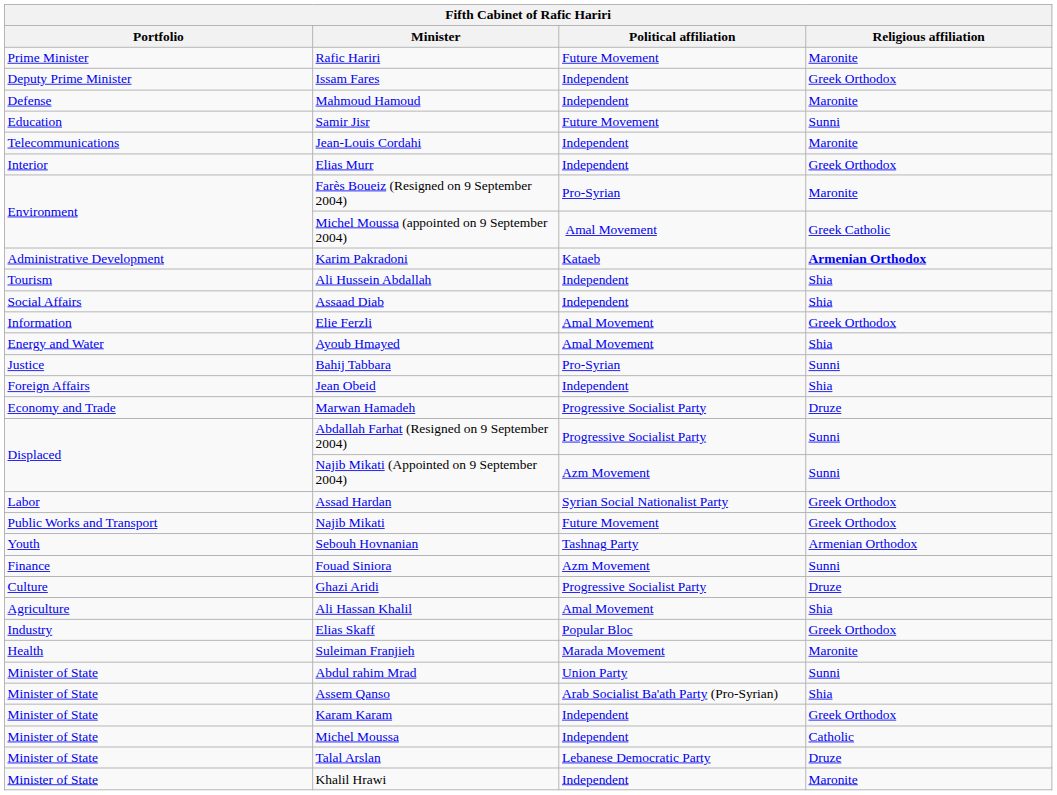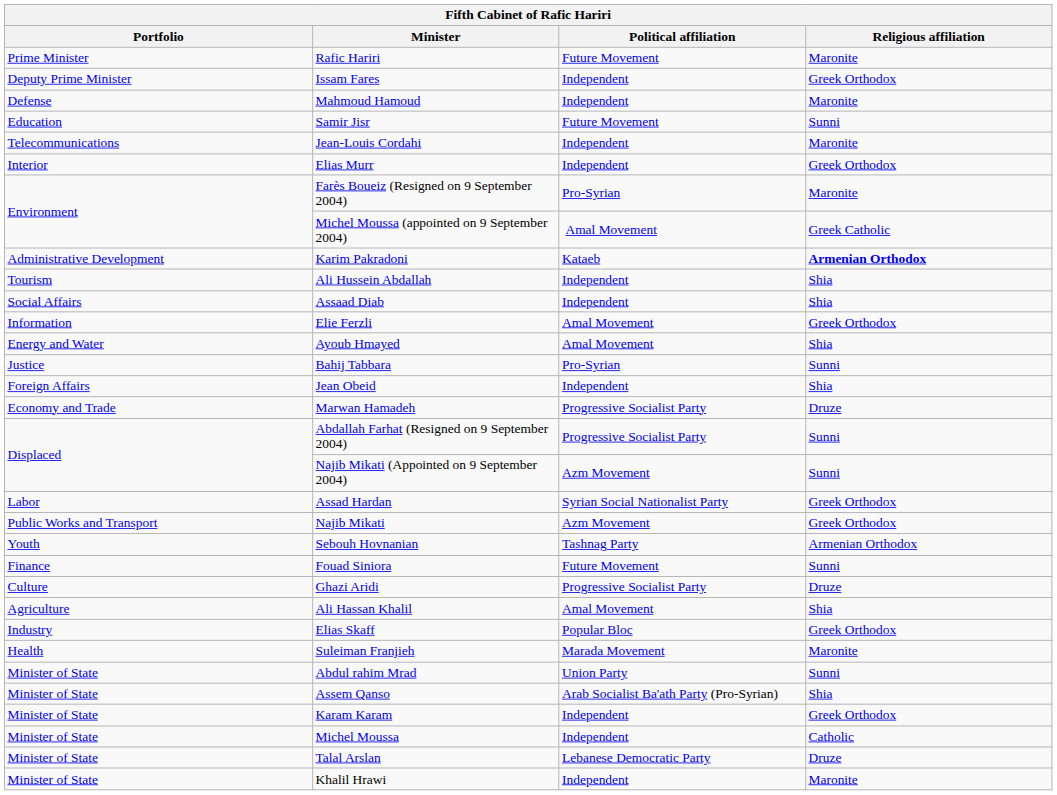(610, 523) Future Movement -> (606, 523) Azm Movement
(606, 565) Azm Movement -> (610, 565) Future Movement
